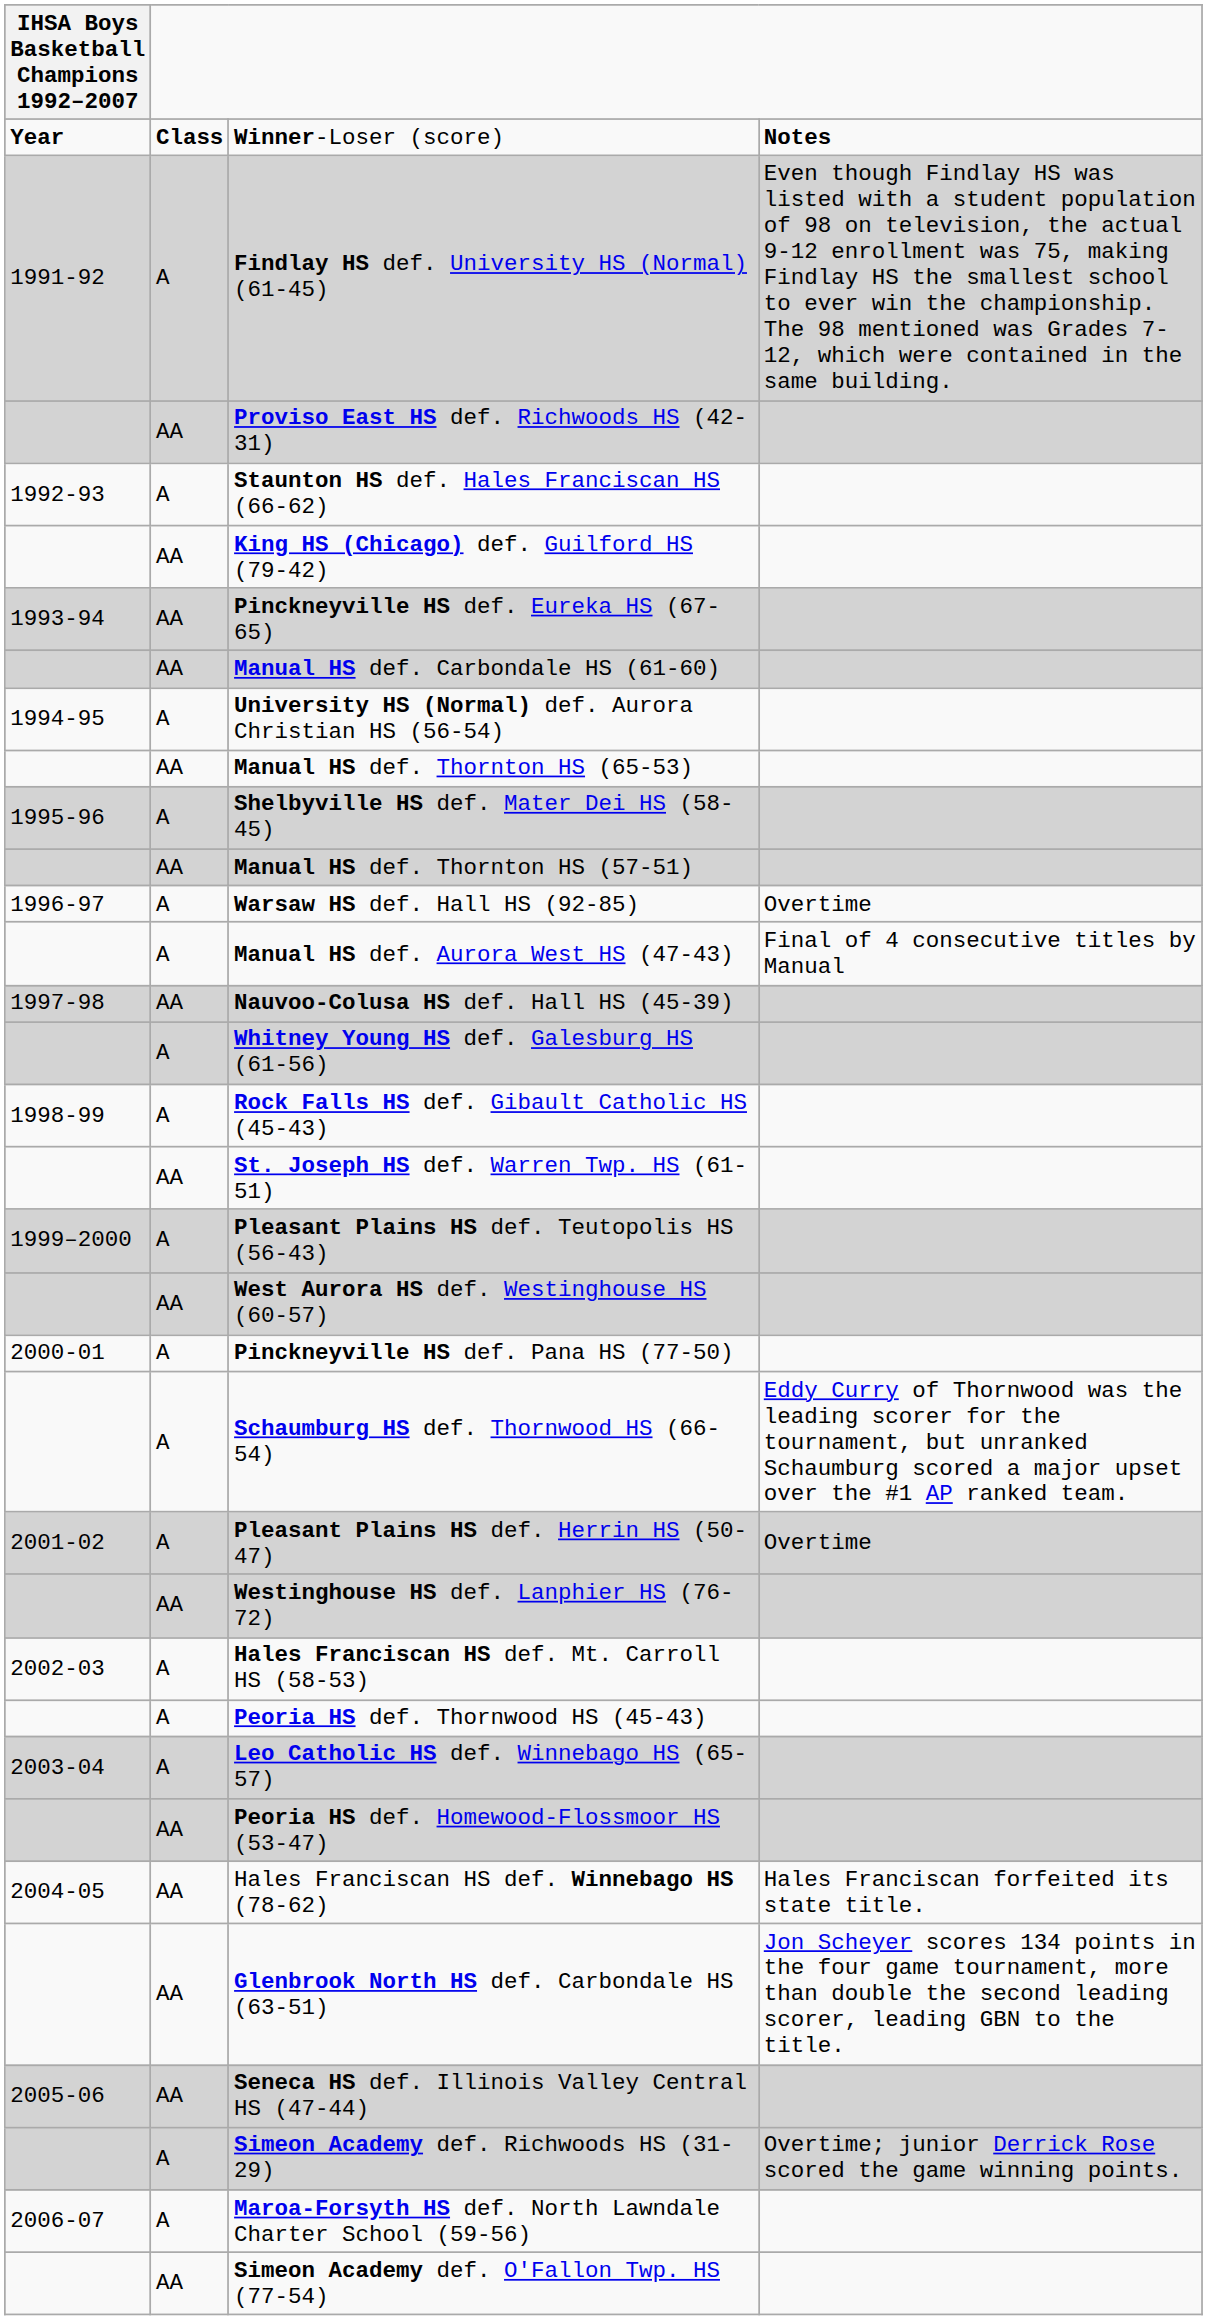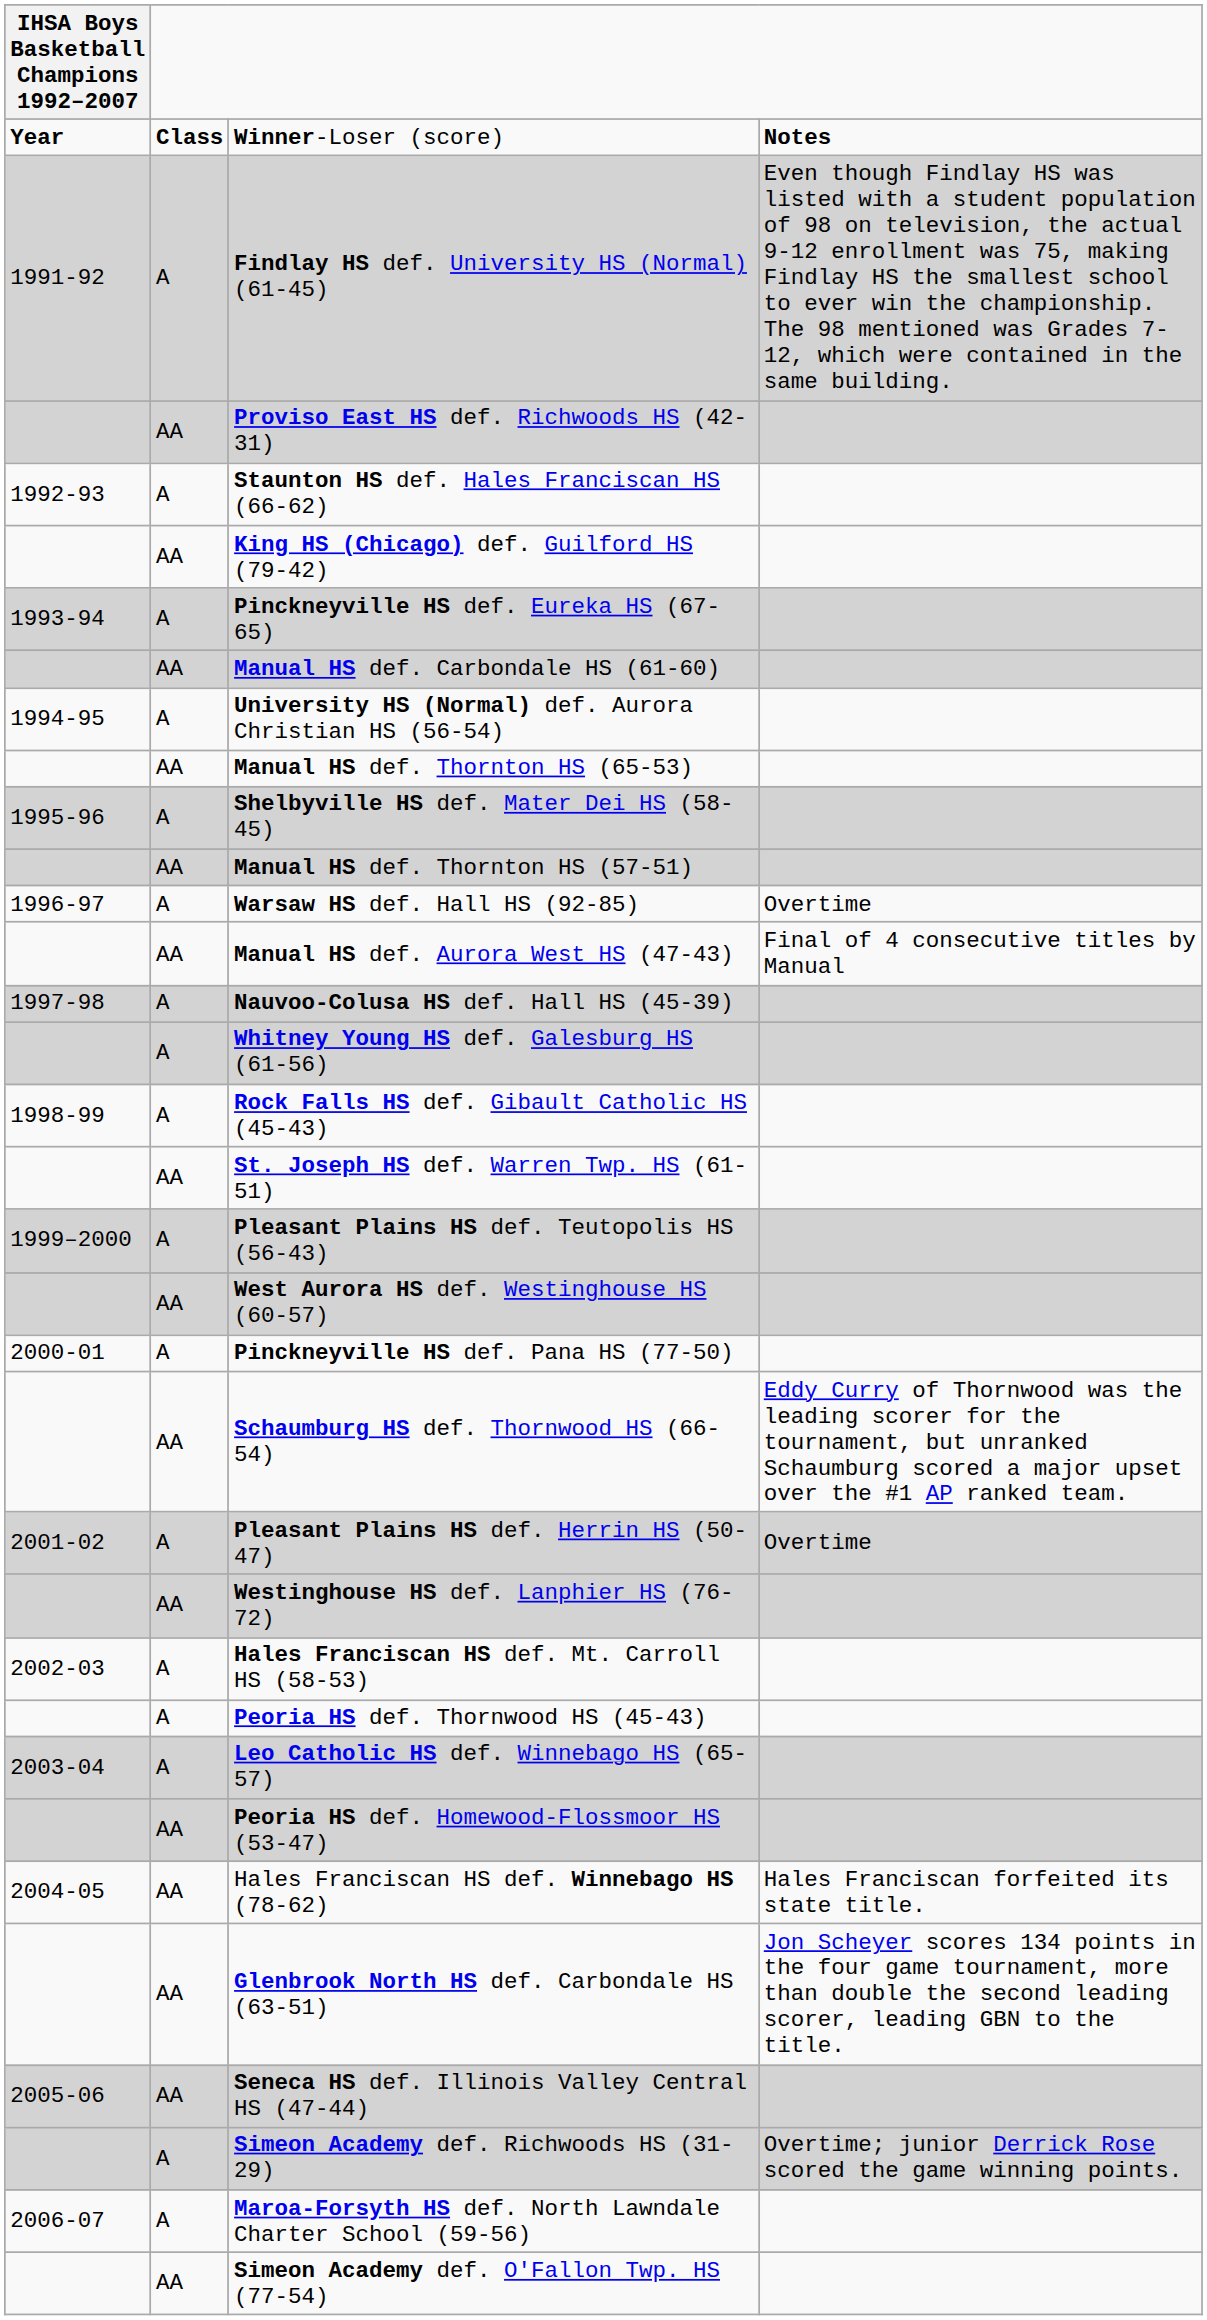(169, 619) AA -> (163, 619) A
(163, 954) A -> (169, 954) AA
(169, 1003) AA -> (163, 1003) A
(163, 1442) A -> (169, 1442) AA
